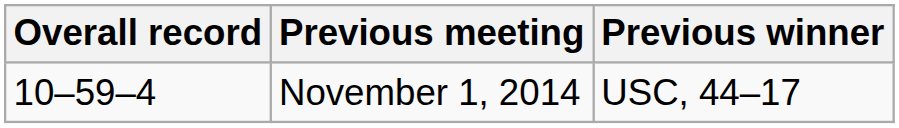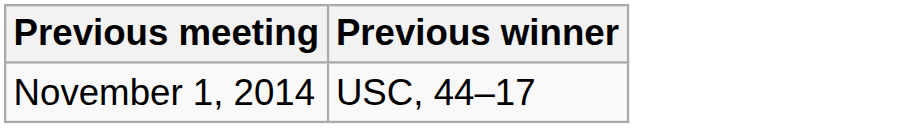- column: (138, 33)
